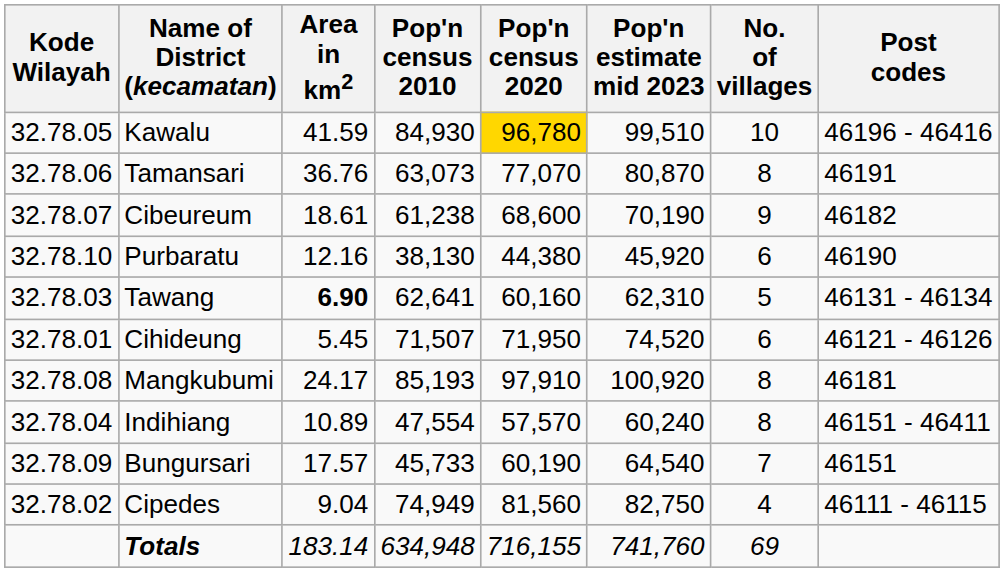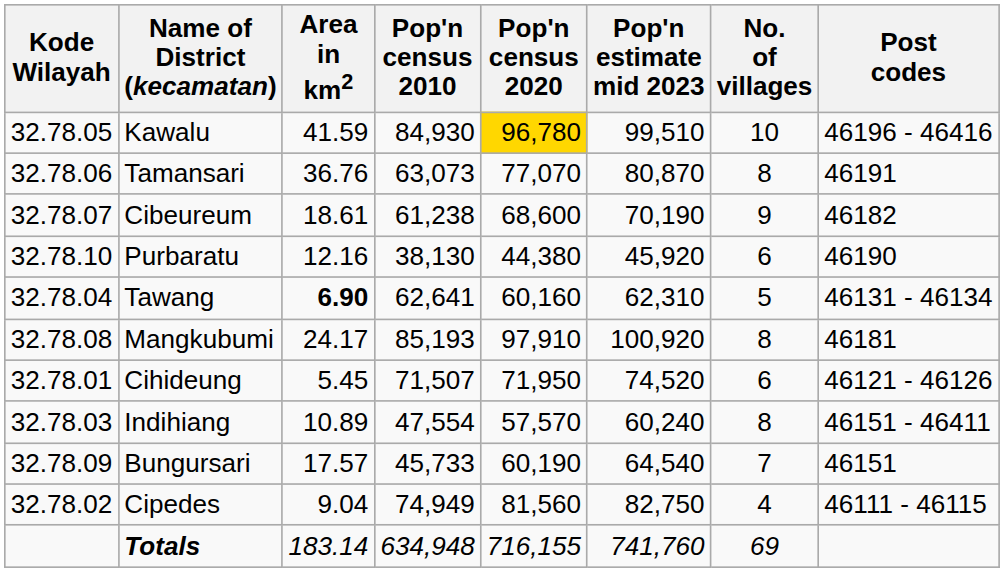(62, 297) 32.78.03 -> (62, 297) 32.78.04
rows swapped: (183, 339) <-> (199, 380)
(62, 421) 32.78.04 -> (62, 421) 32.78.03
